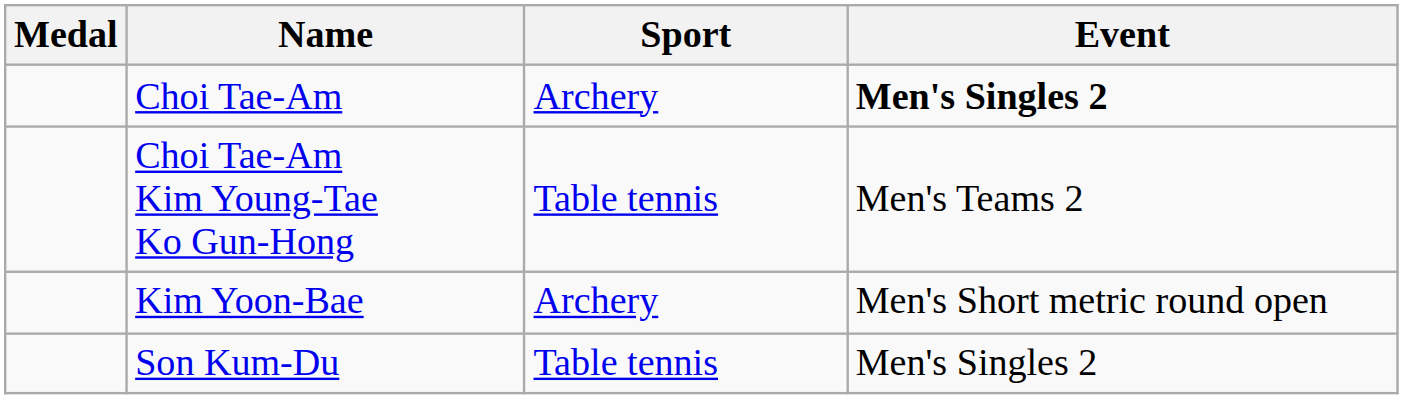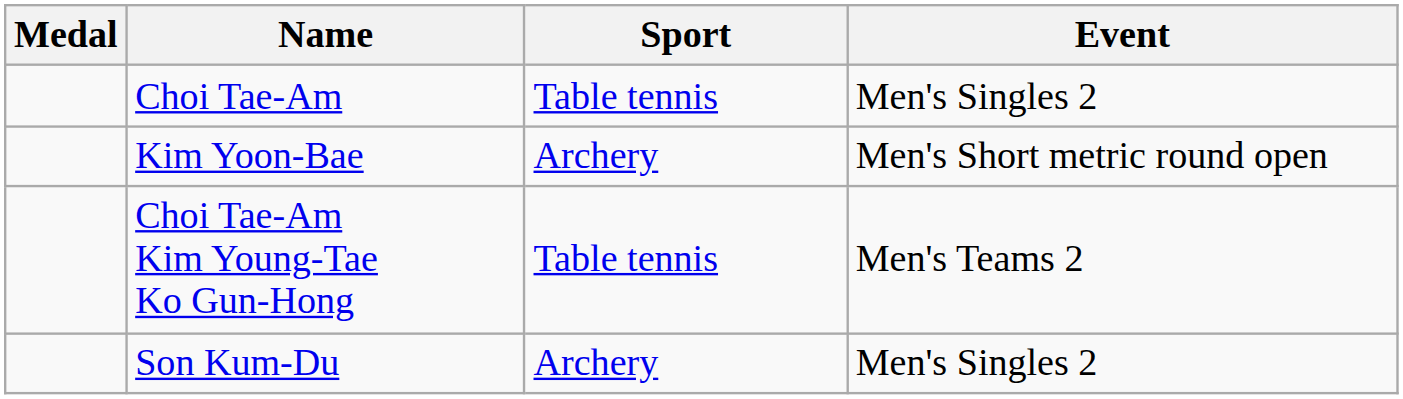(596, 95) Archery -> (626, 95) Table tennis
(982, 95) bold -> (977, 95) normal
rows swapped: (249, 301) <-> (257, 198)
(626, 361) Table tennis -> (596, 361) Archery
